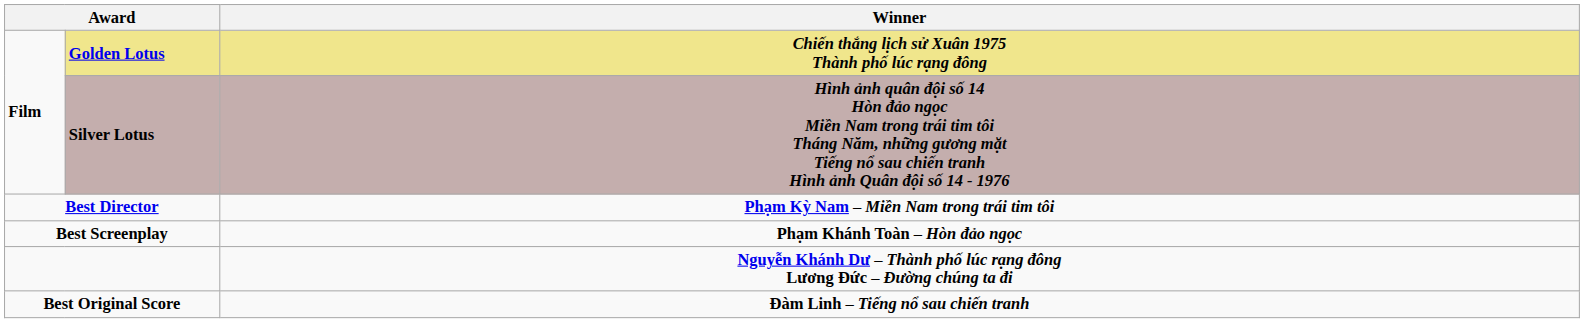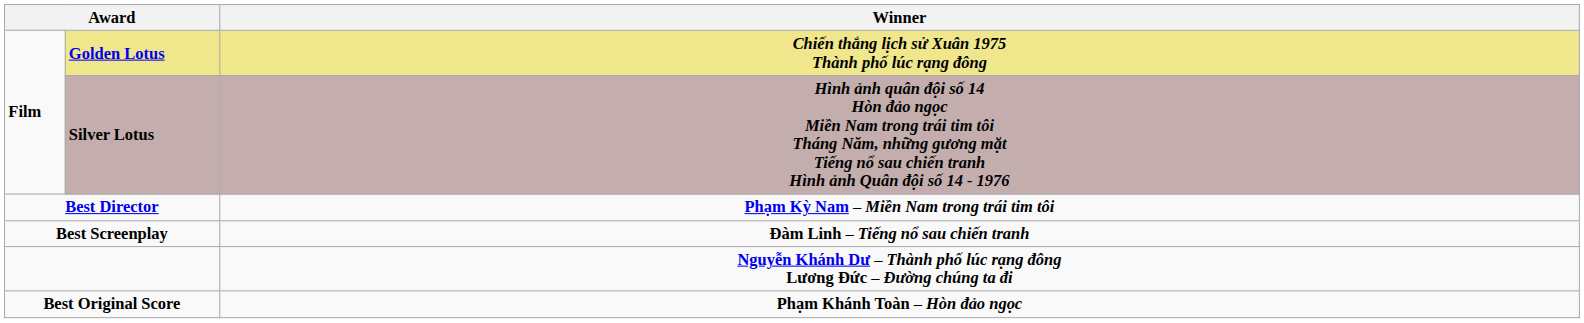(899, 233) Phạm Khánh Toàn – Hòn đảo ngọc -> (899, 233) Đàm Linh – Tiếng nổ sau chiến tranh
(899, 304) Đàm Linh – Tiếng nổ sau chiến tranh -> (899, 304) Phạm Khánh Toàn – Hòn đảo ngọc
